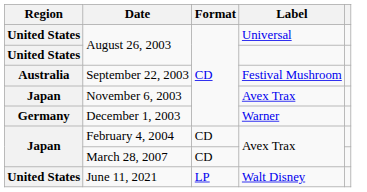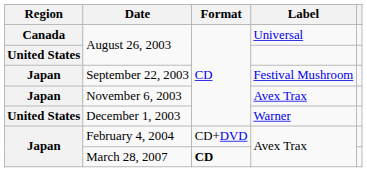(44, 34) United States -> (44, 34) Canada
(44, 75) Australia -> (44, 75) Japan
(44, 116) Germany -> (44, 116) United States
(204, 136) CD -> (221, 136) CD+DVD
(204, 156) normal -> (204, 156) bold
- row: (122, 177)
